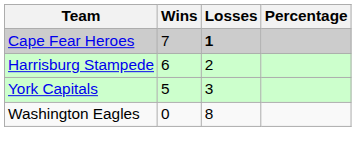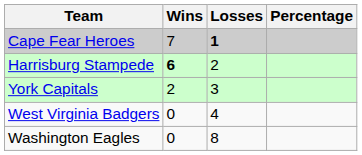(165, 65) normal -> (171, 65) bold
(165, 89) 5 -> (171, 89) 2
+ row: (84, 114)
